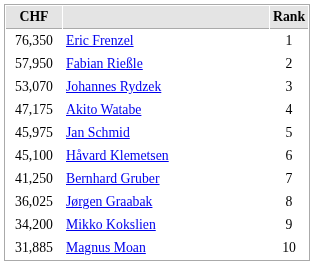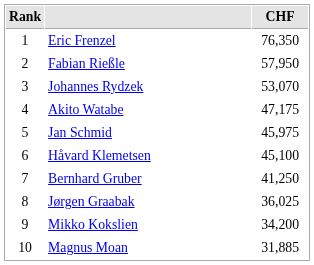columns swapped: (289, 16) <-> (34, 16)
